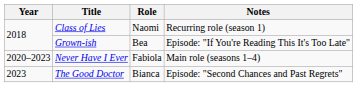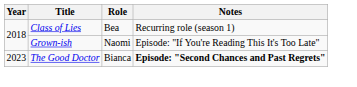(146, 27) Naomi -> (112, 27) Bea
(140, 43) Bea -> (117, 43) Naomi
- row: (91, 58)
(254, 74) normal -> (230, 58) bold
